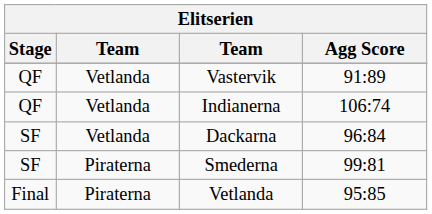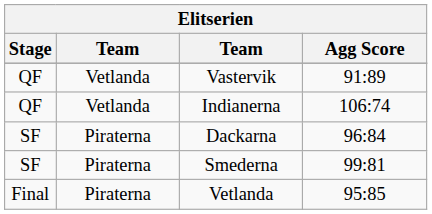(118, 135) Vetlanda -> (118, 135) Piraterna
